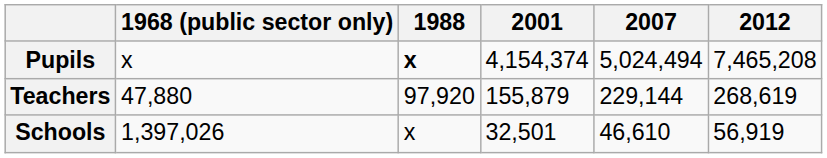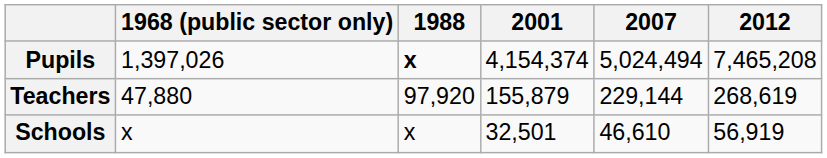(127, 59) x -> (173, 59) 1,397,026
(173, 133) 1,397,026 -> (127, 133) x
